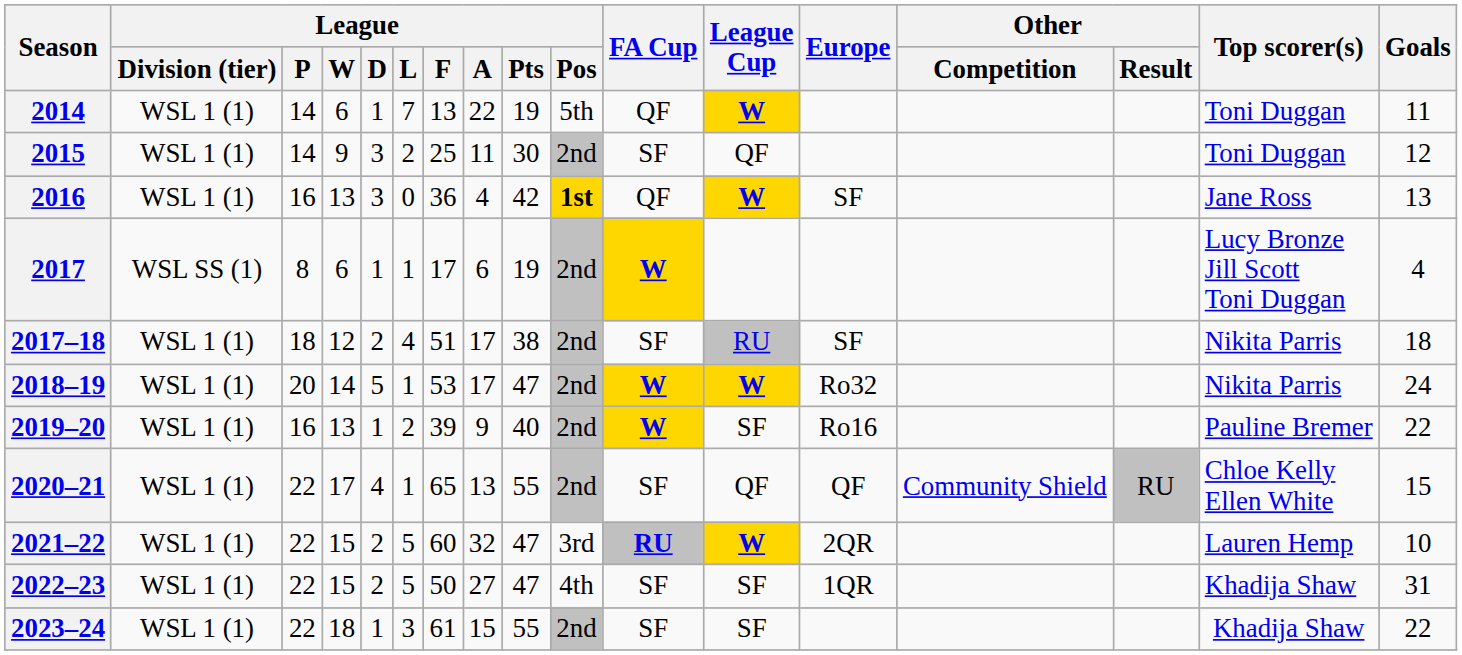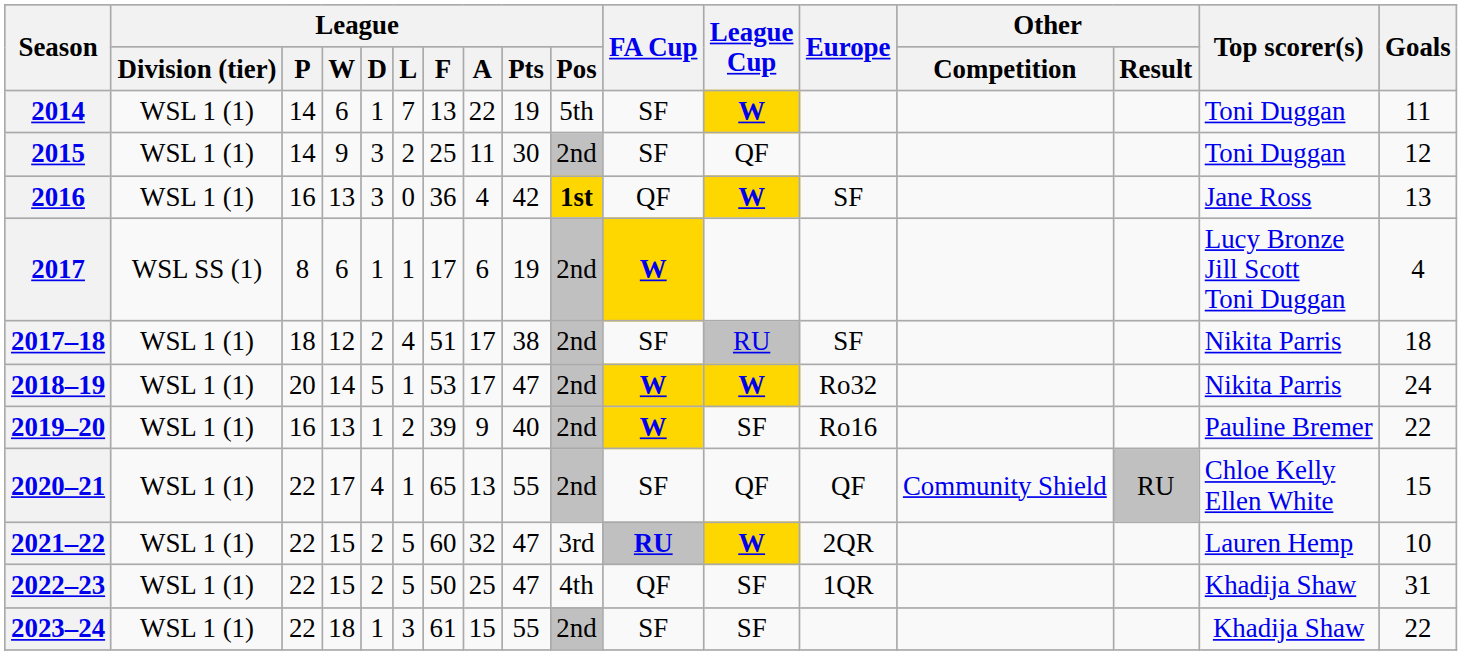(653, 111) QF -> (653, 111) SF
(482, 585) 27 -> (482, 585) 25
(653, 585) SF -> (653, 585) QF
